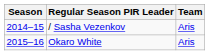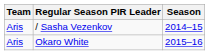columns swapped: (25, 12) <-> (190, 12)
